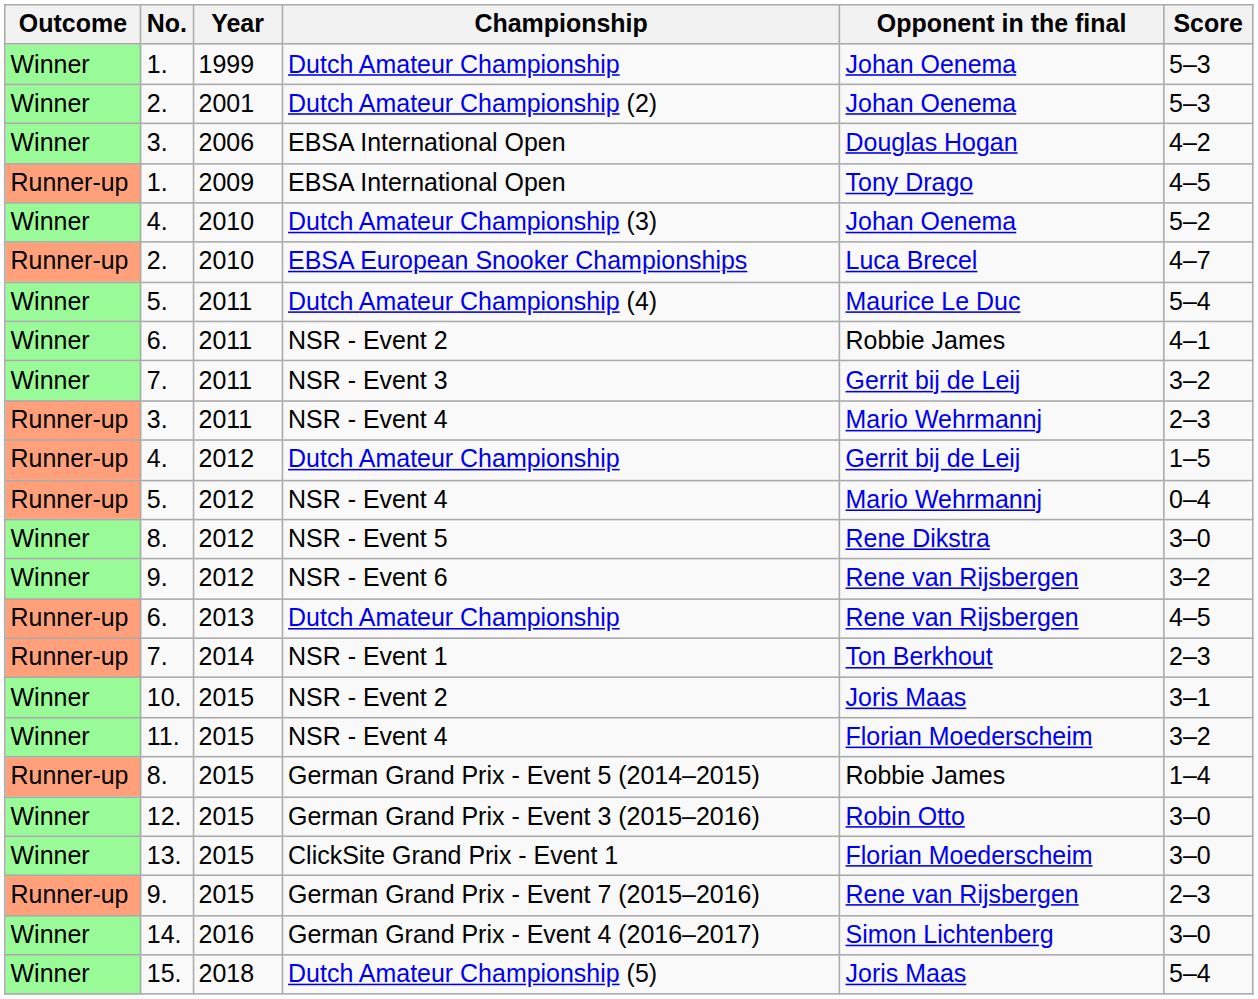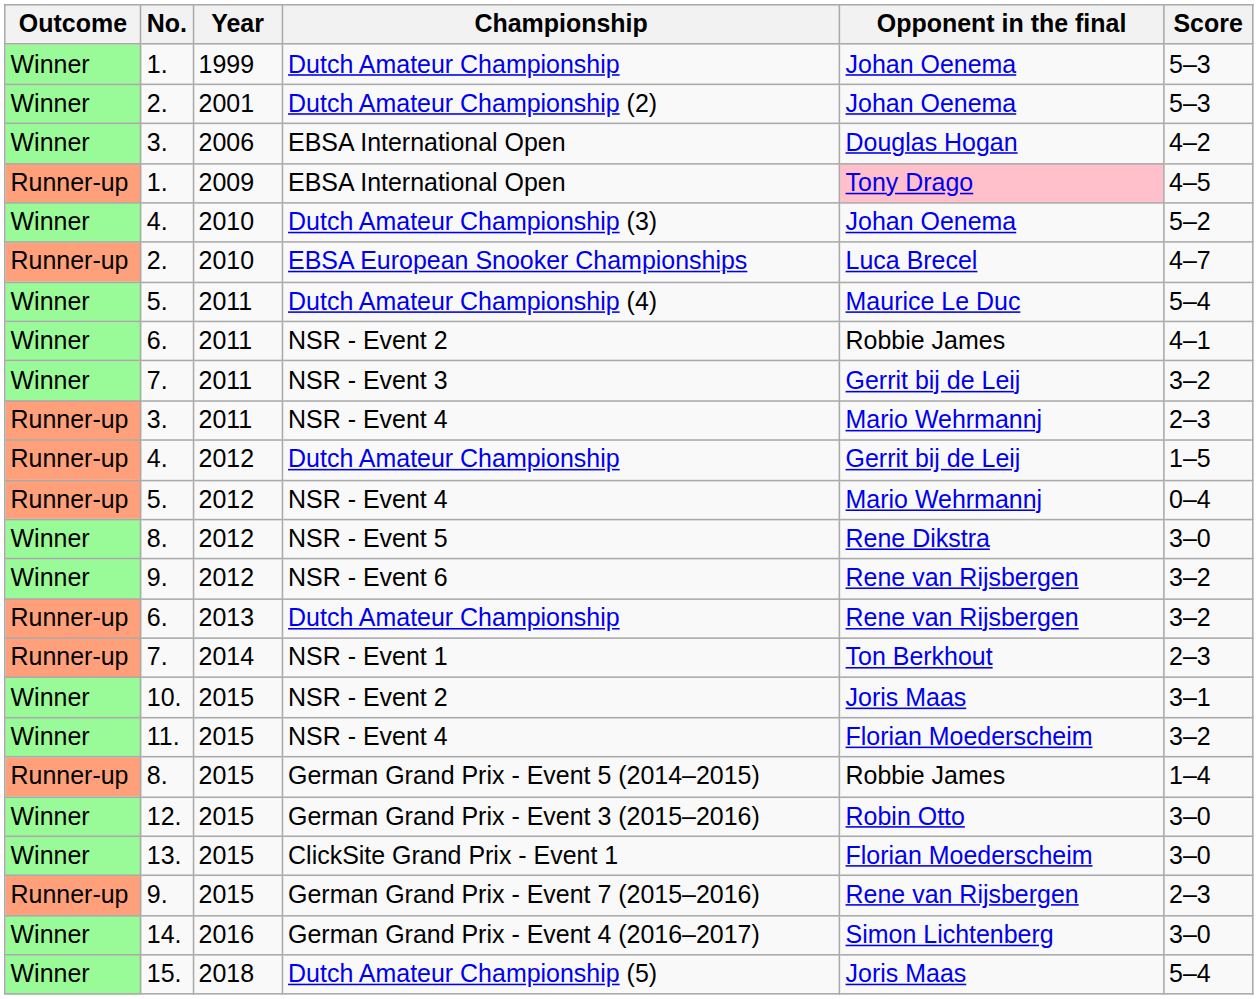(909, 182) no background -> (909, 182) pink background
(1190, 618) 4–5 -> (1190, 618) 3–2
